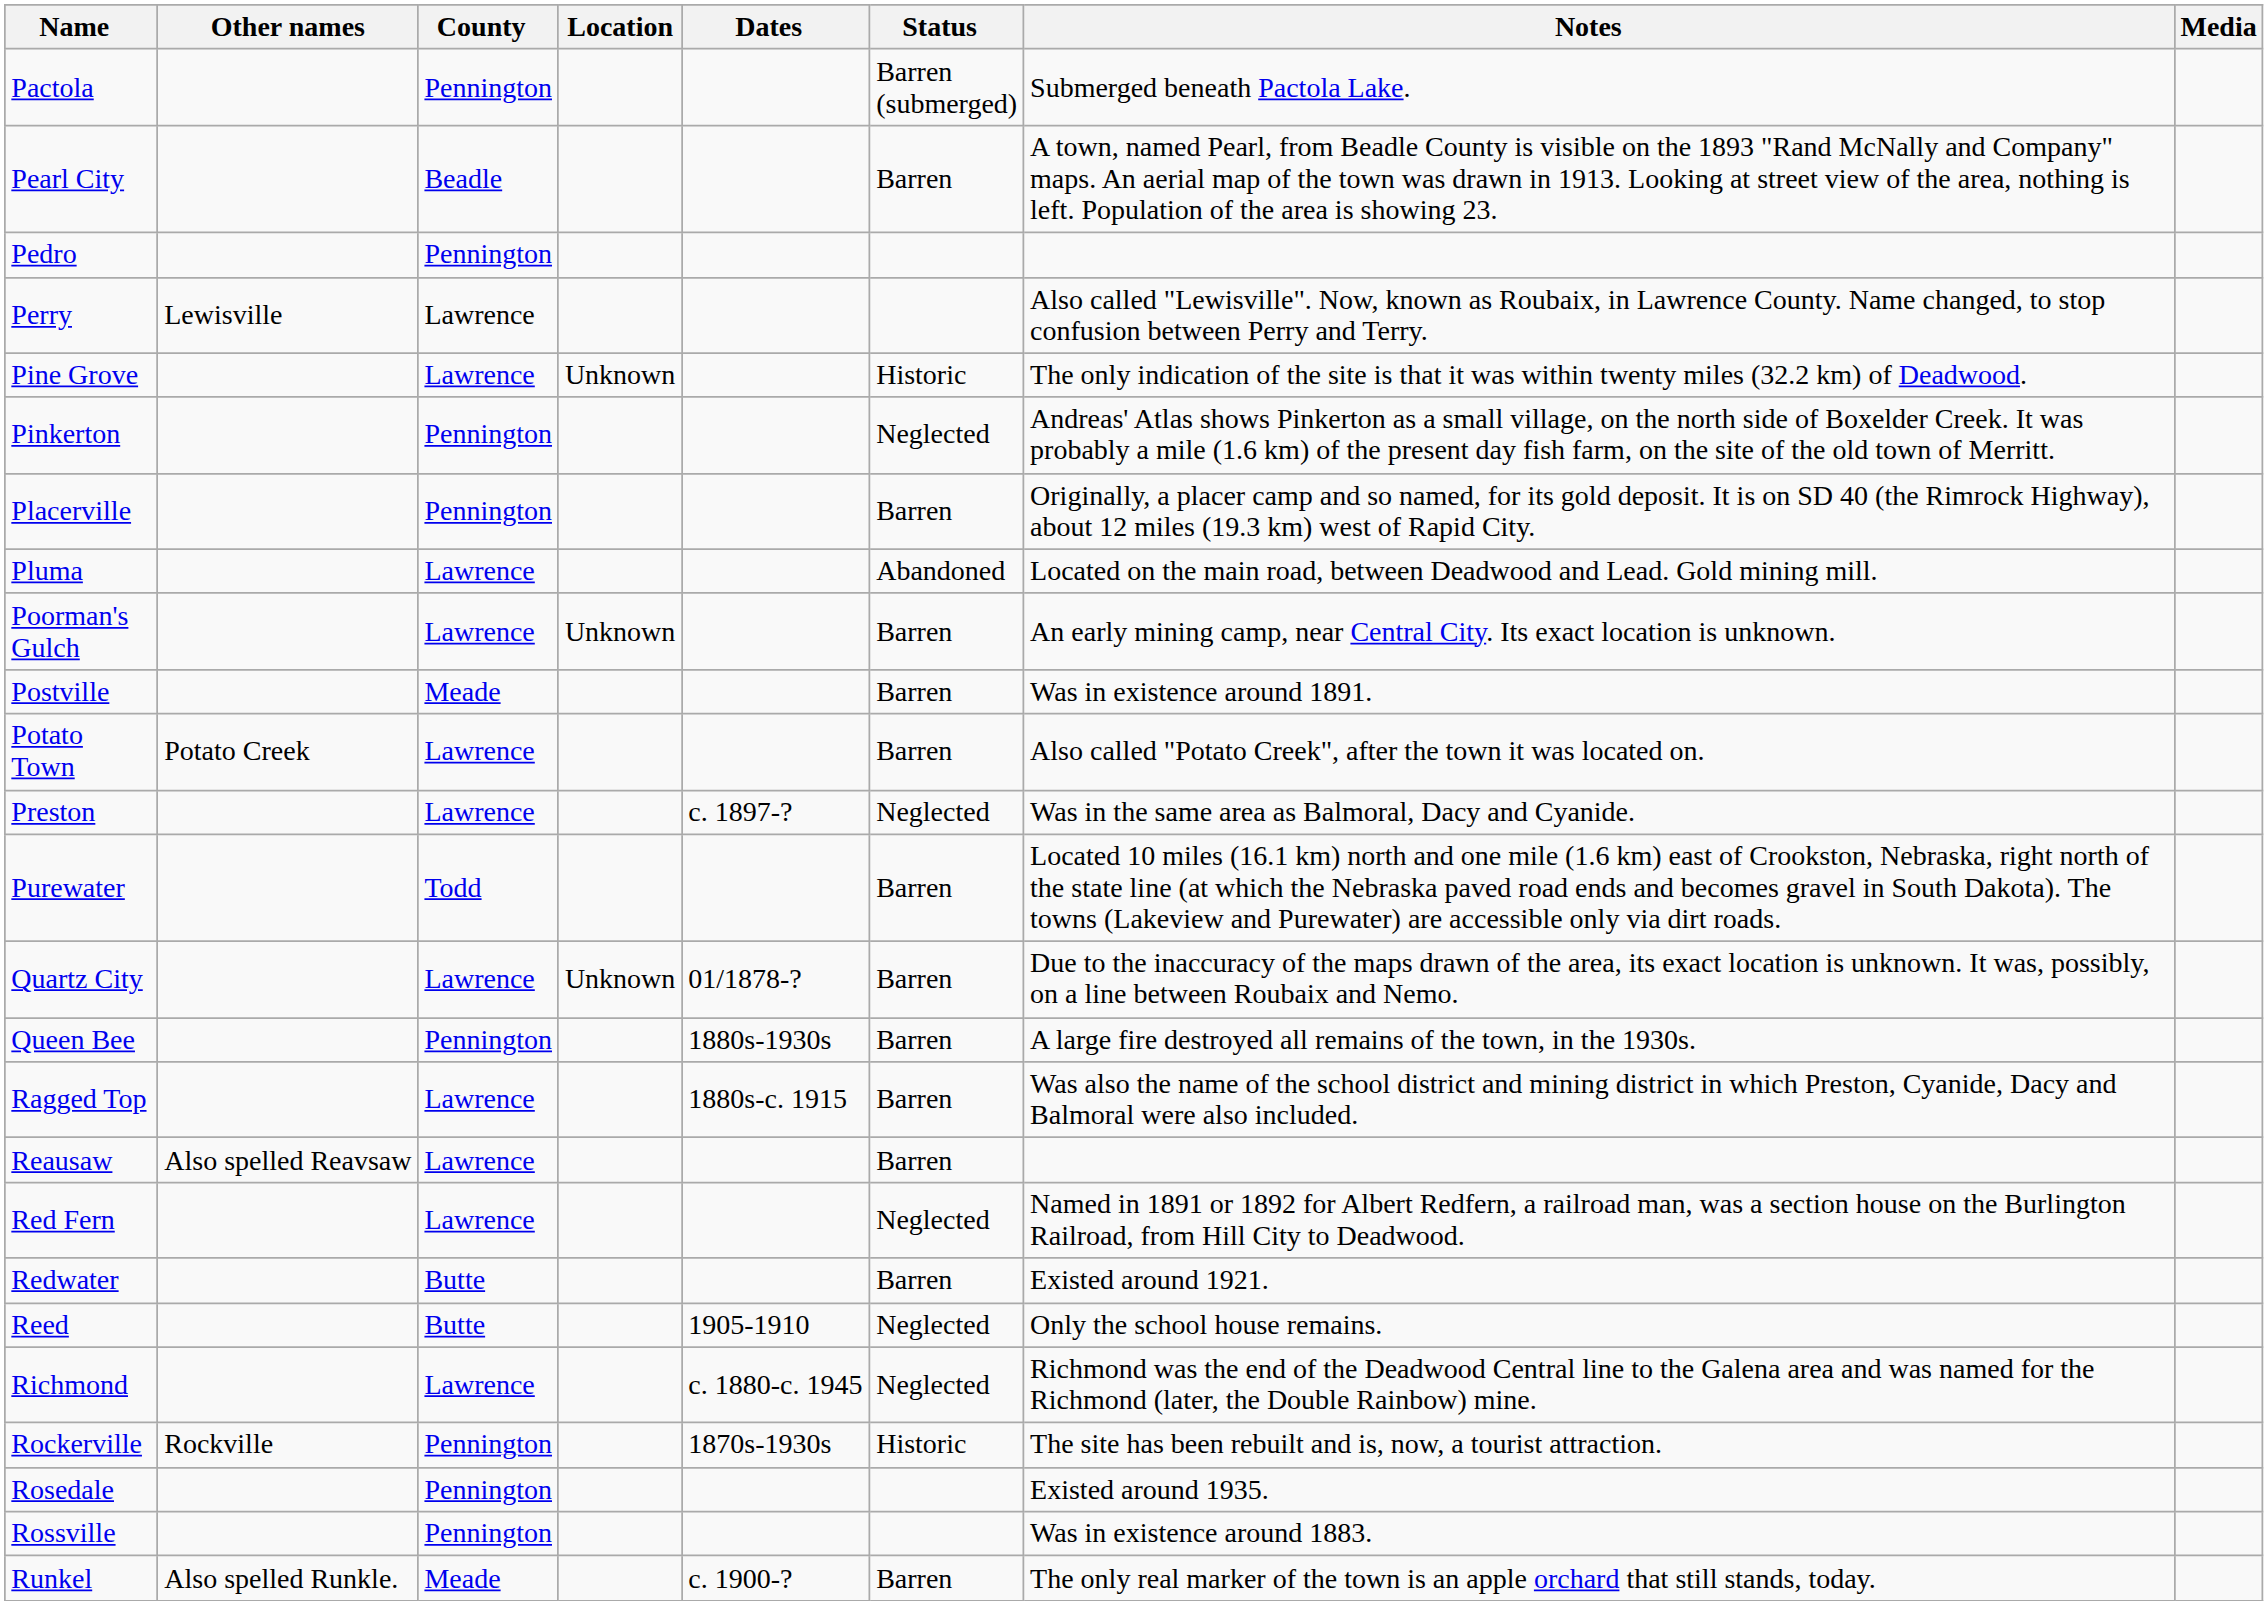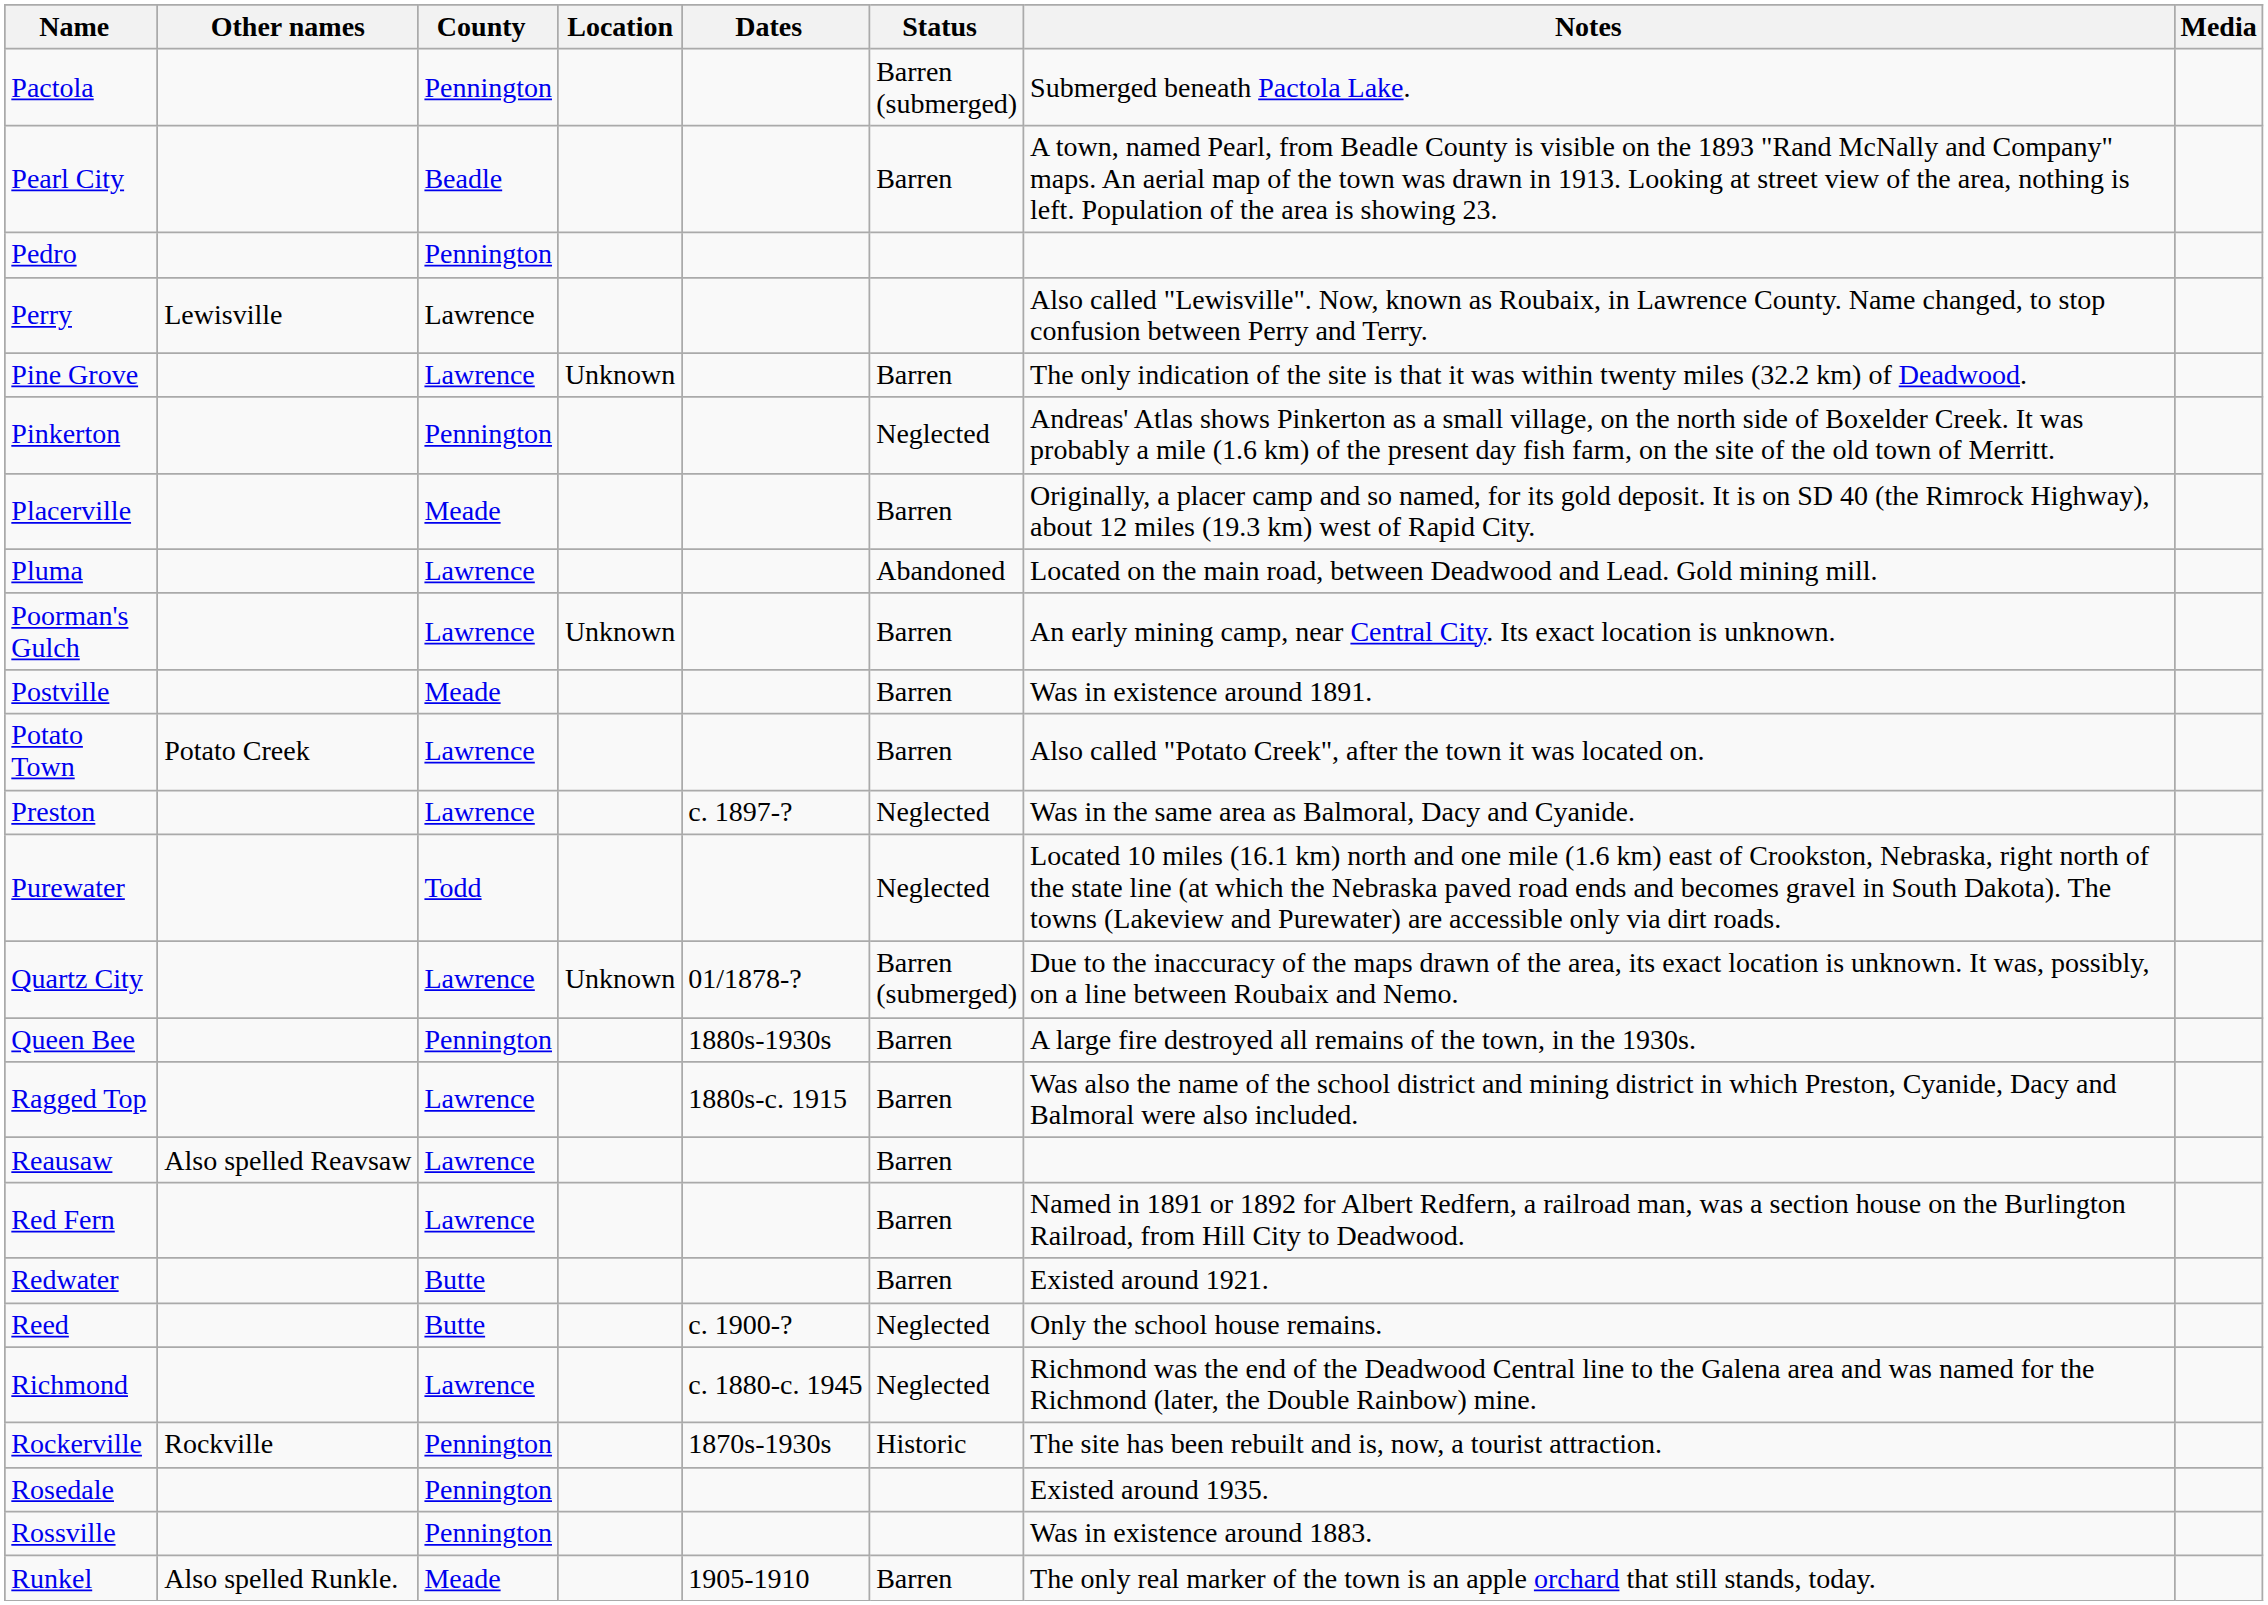(921, 374) Historic -> (914, 374) Barren
(488, 510) Pennington -> (463, 510) Meade
(914, 887) Barren -> (933, 887) Neglected
(914, 979) Barren -> (947, 979) Barren (submerged)
(933, 1219) Neglected -> (914, 1219) Barren
(749, 1324) 1905-1910 -> (740, 1324) c. 1900-?
(740, 1577) c. 1900-? -> (749, 1577) 1905-1910
